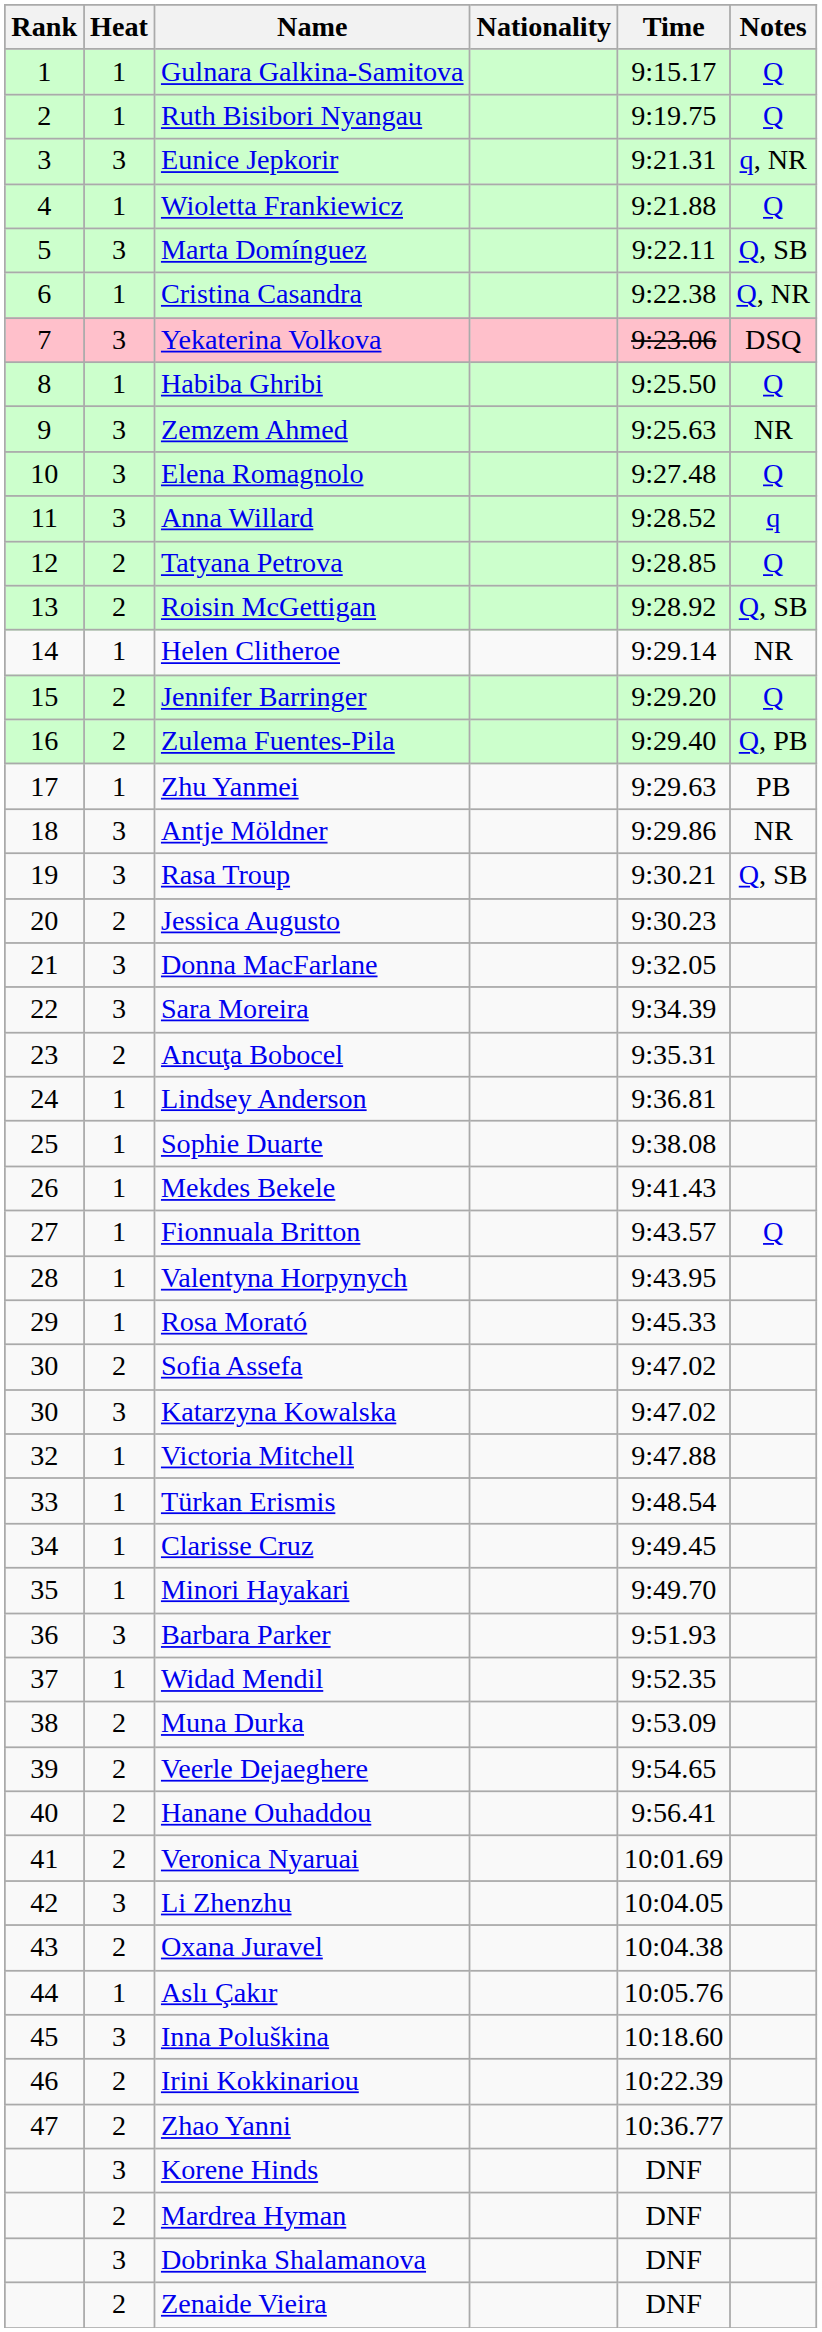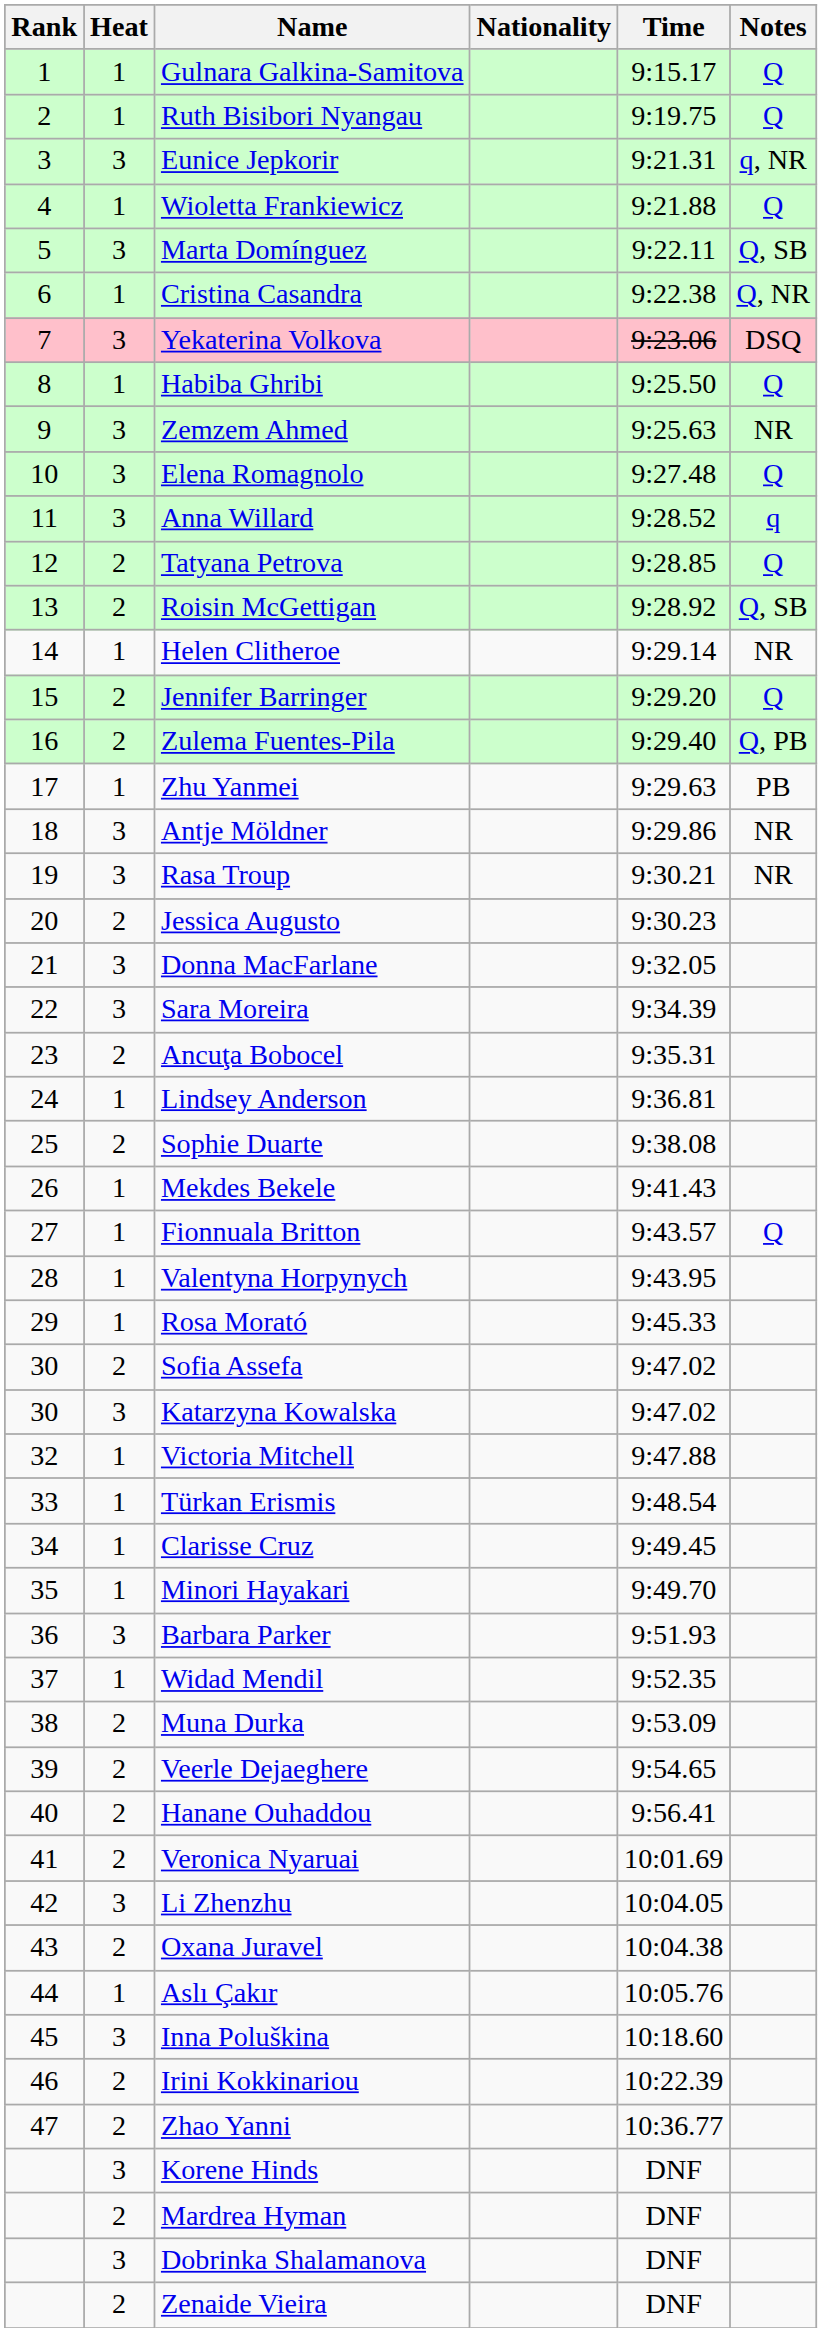(773, 875) Q, SB -> (773, 875) NR
(119, 1143) 1 -> (119, 1143) 2
